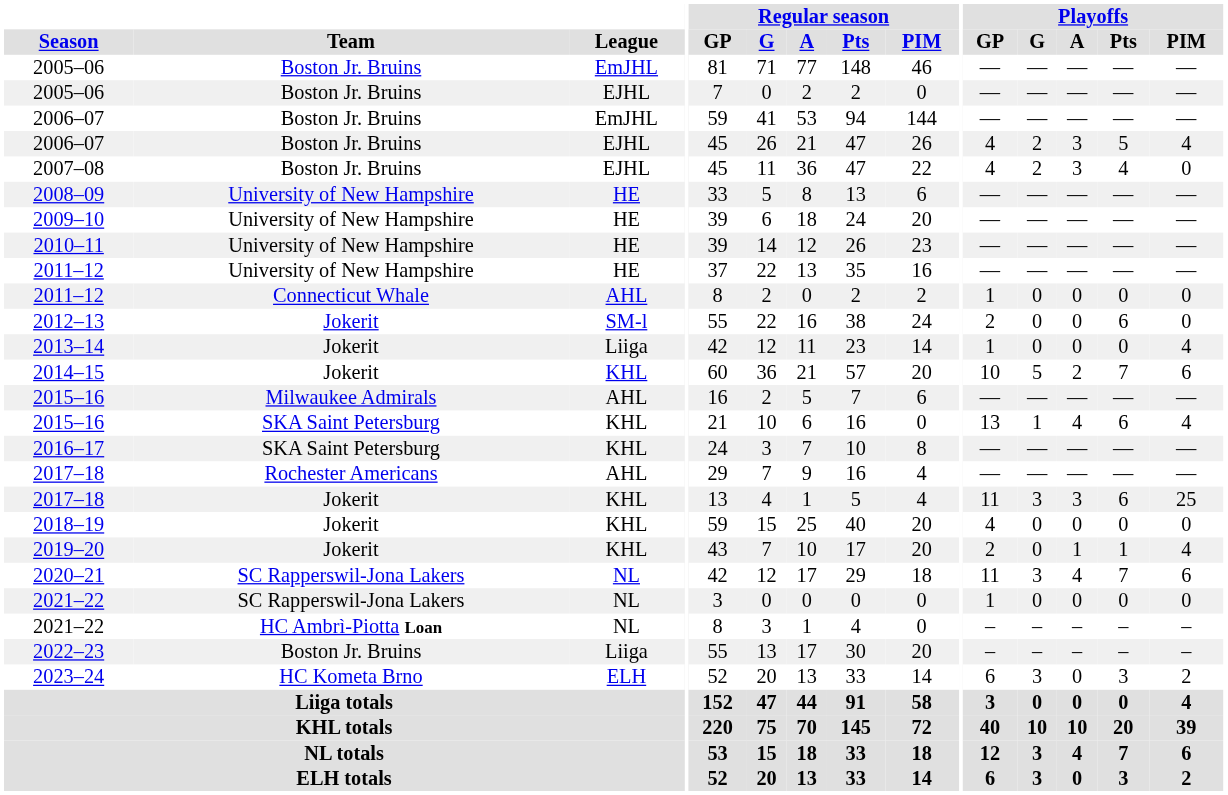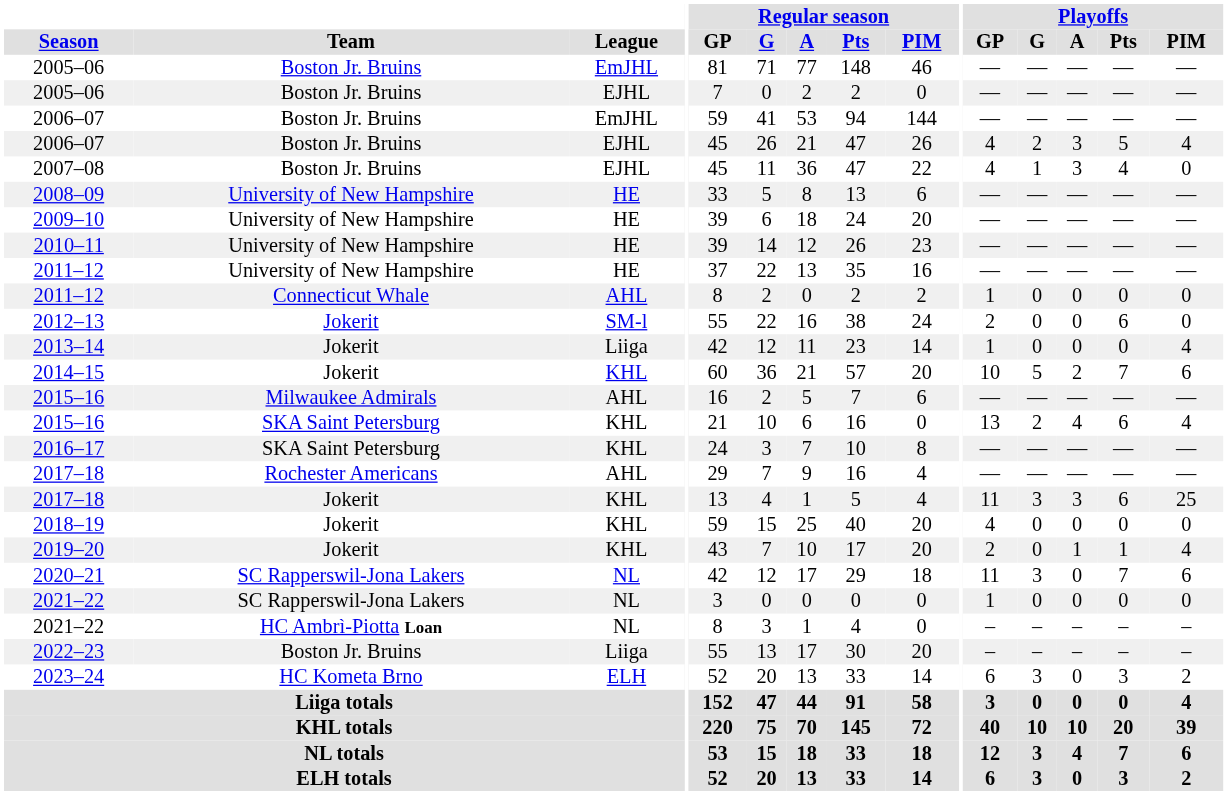(1037, 168) 2 -> (1037, 168) 1
(1037, 422) 1 -> (1037, 422) 2
(1077, 575) 4 -> (1077, 575) 0
